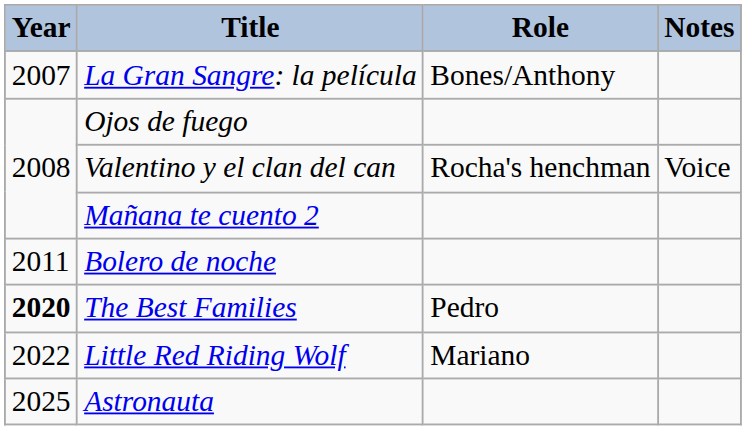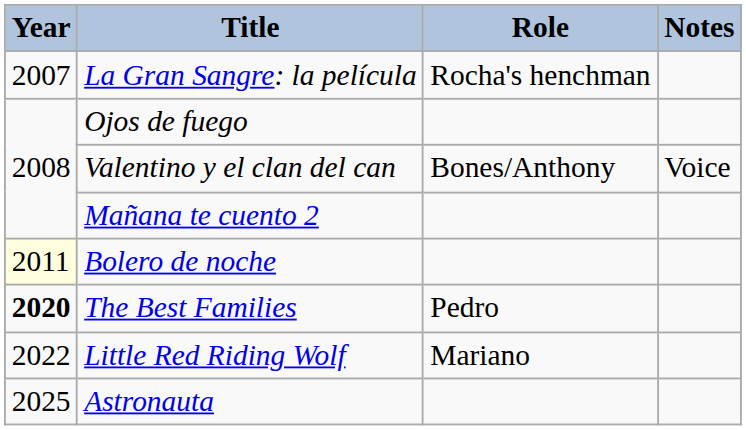(523, 74) Bones/Anthony -> (540, 74) Rocha's henchman
(540, 167) Rocha's henchman -> (523, 167) Bones/Anthony
(41, 261) no background -> (41, 261) lightyellow background
